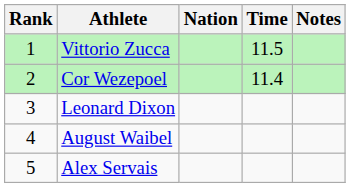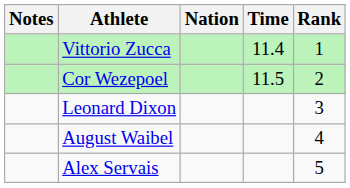columns swapped: (31, 19) <-> (319, 19)
(267, 49) 11.5 -> (268, 49) 11.4
(267, 78) 11.4 -> (268, 78) 11.5
